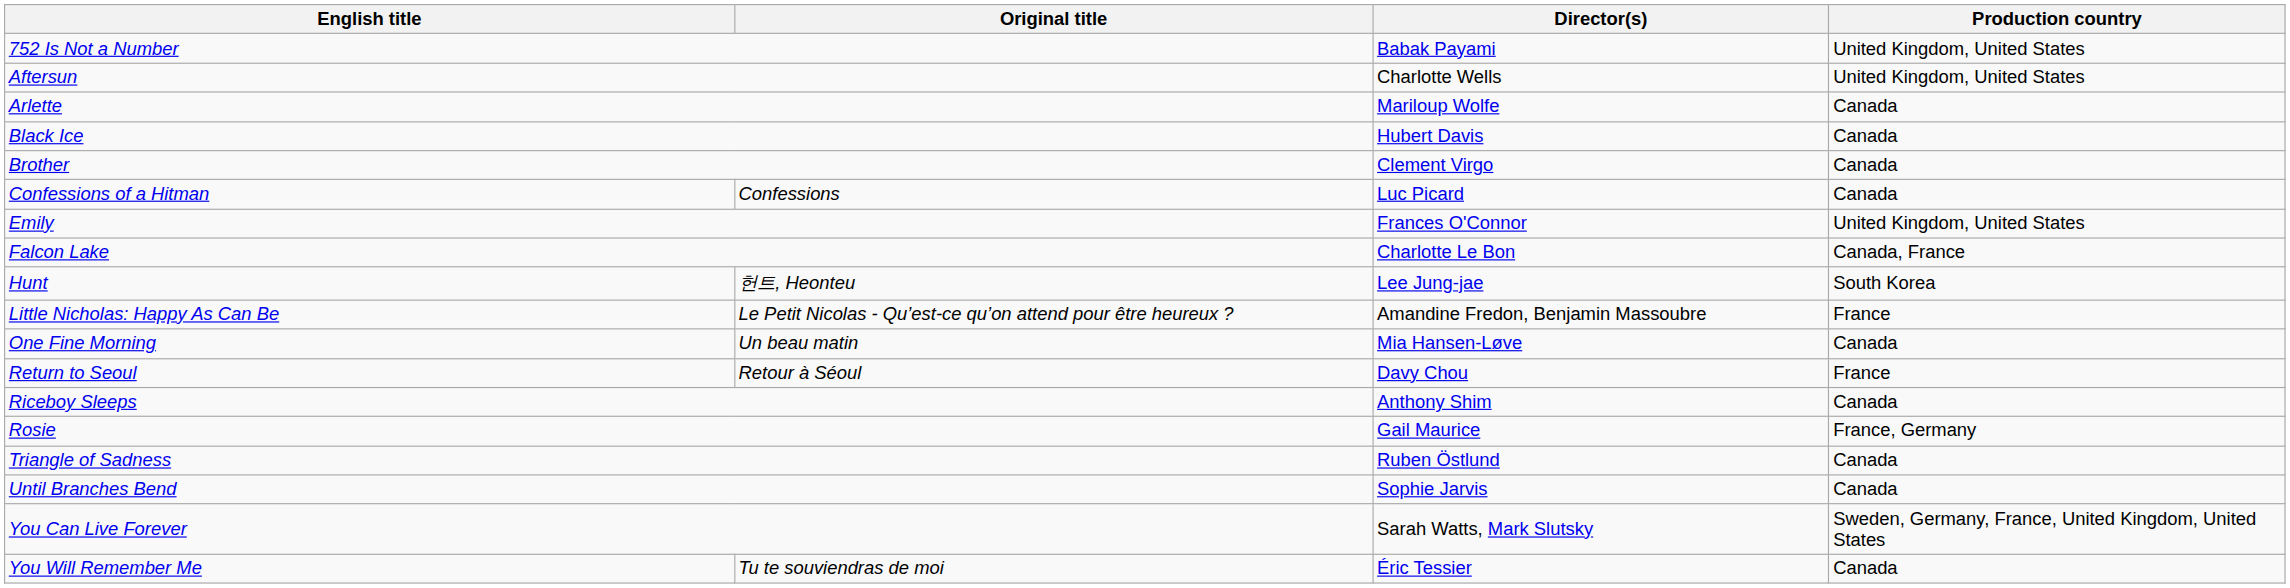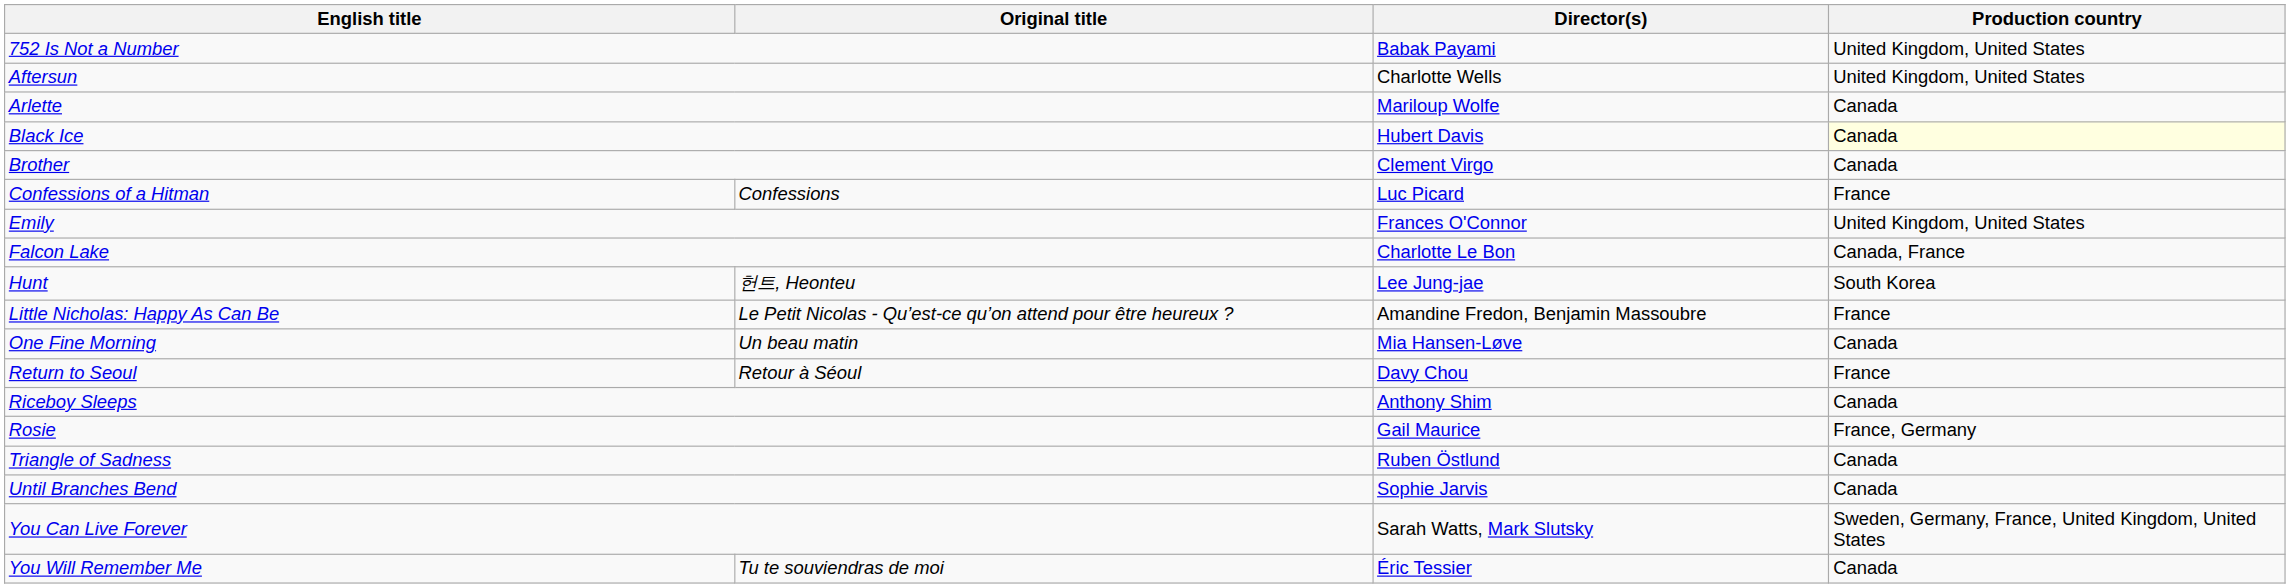(1865, 135) no background -> (1865, 135) lightyellow background
(1865, 194) Canada -> (1862, 194) France
